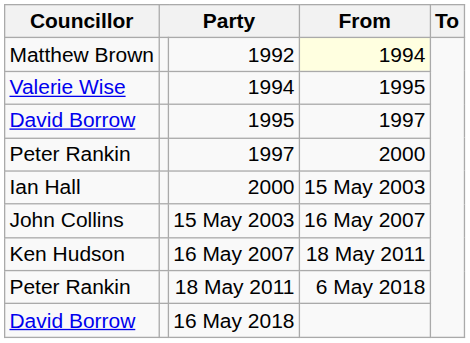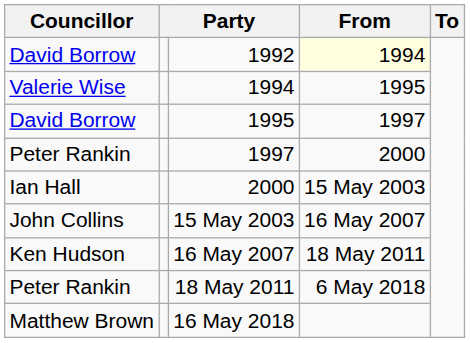(82, 54) Matthew Brown -> (72, 54) David Borrow
(72, 320) David Borrow -> (82, 320) Matthew Brown
